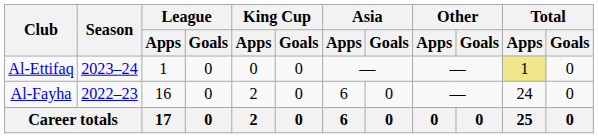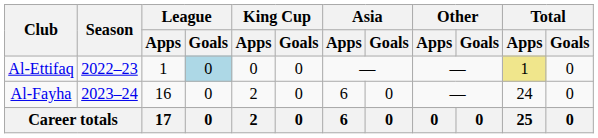(109, 68) 2023–24 -> (109, 68) 2022–23
(208, 68) no background -> (208, 68) lightblue background
(109, 94) 2022–23 -> (109, 94) 2023–24
